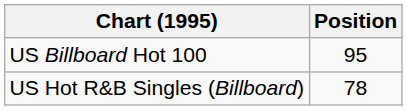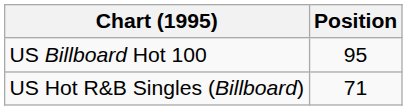(356, 88) 78 -> (356, 88) 71
